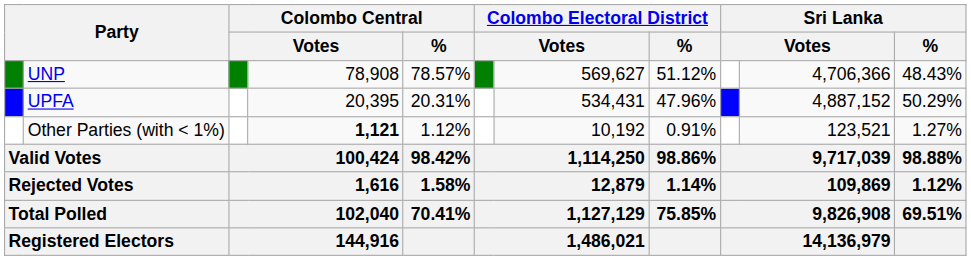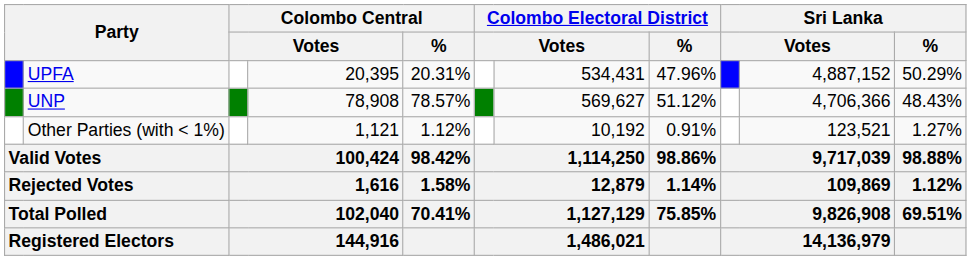rows swapped: (46, 74) <-> (51, 102)
(377, 130) bold -> (377, 130) normal
